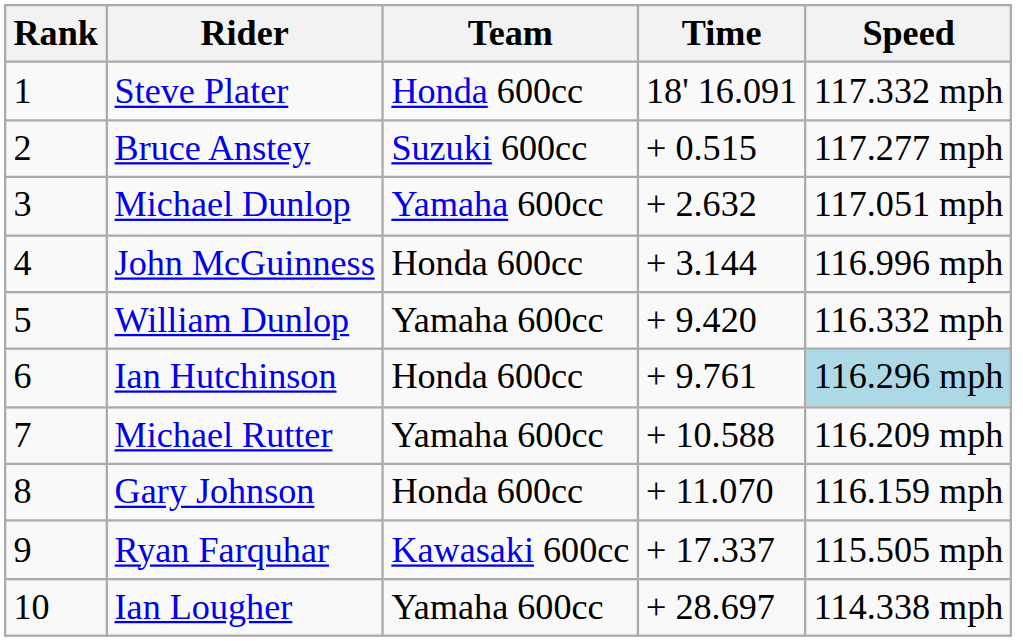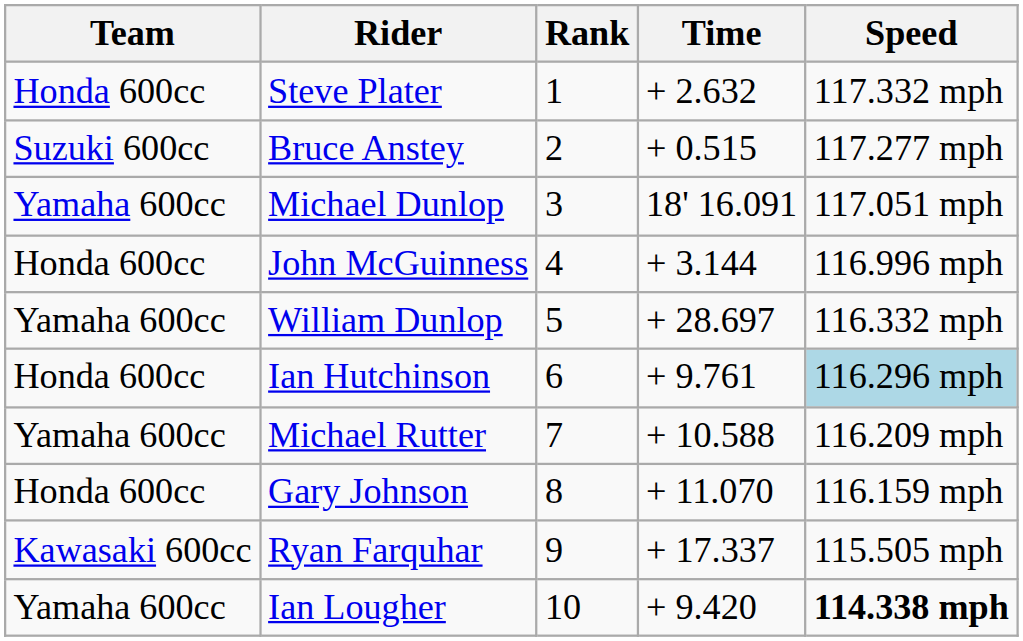columns swapped: (56, 33) <-> (510, 33)
(722, 90) 18' 16.091 -> (701, 90) + 2.632
(701, 205) + 2.632 -> (722, 205) 18' 16.091
(701, 319) + 9.420 -> (710, 319) + 28.697
(710, 606) + 28.697 -> (701, 606) + 9.420
(909, 606) normal -> (911, 606) bold
